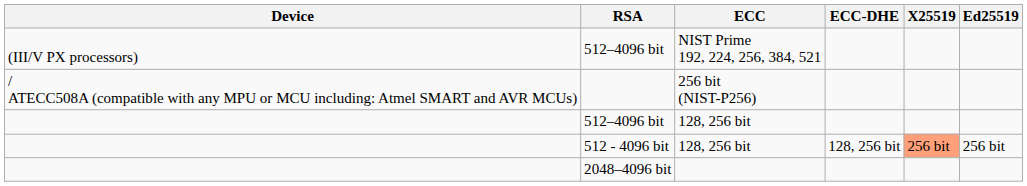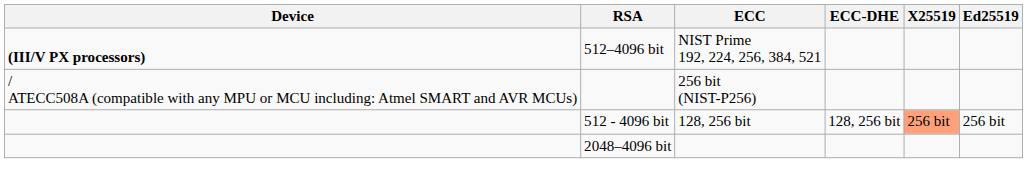(73, 57) normal -> (77, 57) bold
- row: (624, 121)
